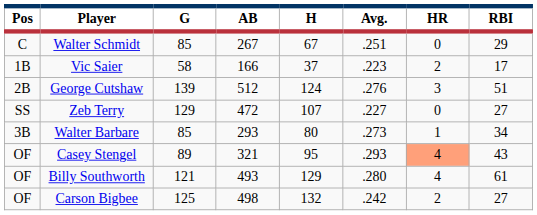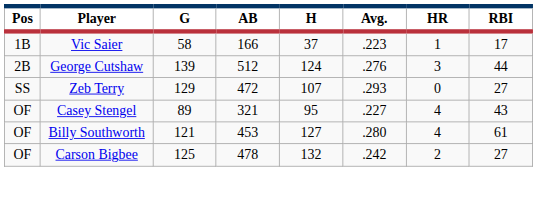- row: (97, 44)
(438, 66) 2 -> (438, 44) 1
(501, 88) 51 -> (501, 66) 44
(374, 110) .227 -> (374, 88) .293
- row: (97, 132)
(374, 154) .293 -> (374, 110) .227
(438, 154) lightsalmon background -> (438, 110) no background
(248, 177) 493 -> (248, 132) 453
(311, 177) 129 -> (311, 132) 127
(248, 199) 498 -> (248, 154) 478
